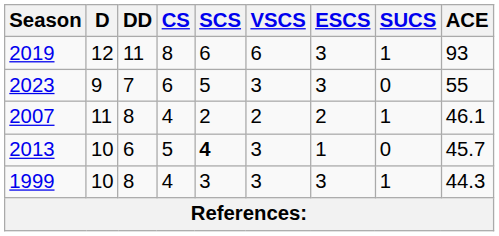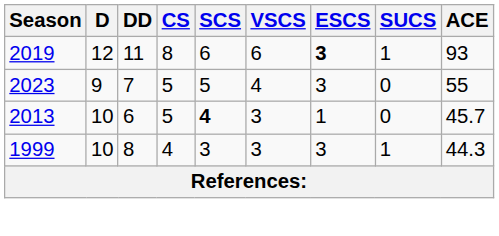(321, 52) normal -> (321, 52) bold
(167, 85) 6 -> (167, 85) 5
(256, 85) 3 -> (256, 85) 4
- row: (32, 117)
